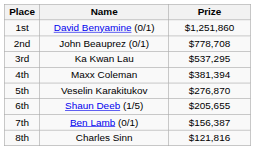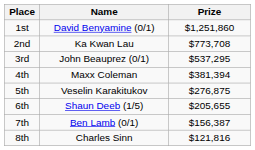(104, 43) John Beauprez (0/1) -> (104, 43) Ka Kwan Lau
(209, 43) $778,708 -> (209, 43) $773,708
(104, 59) Ka Kwan Lau -> (104, 59) John Beauprez (0/1)
(209, 91) $276,870 -> (209, 91) $276,875
